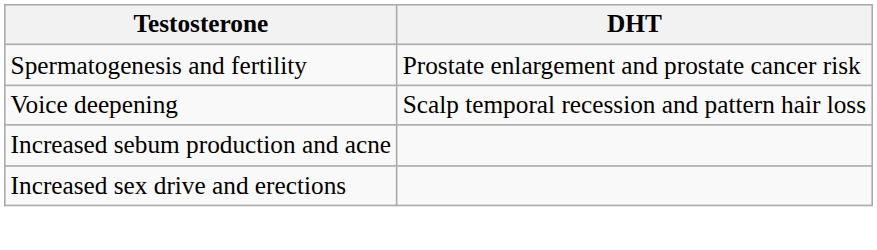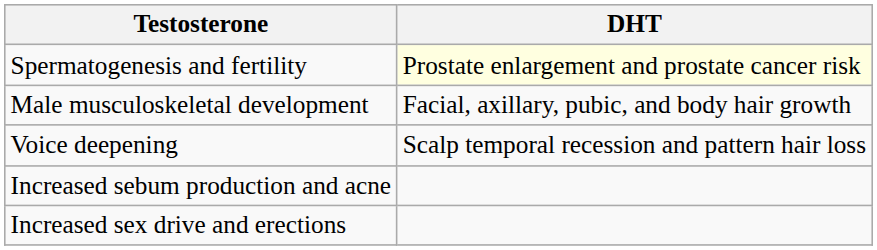(632, 64) no background -> (632, 64) lightyellow background
+ row: (190, 104)
